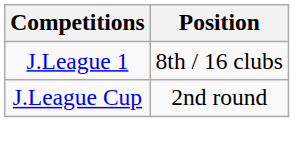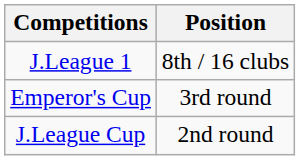+ row: (81, 97)
